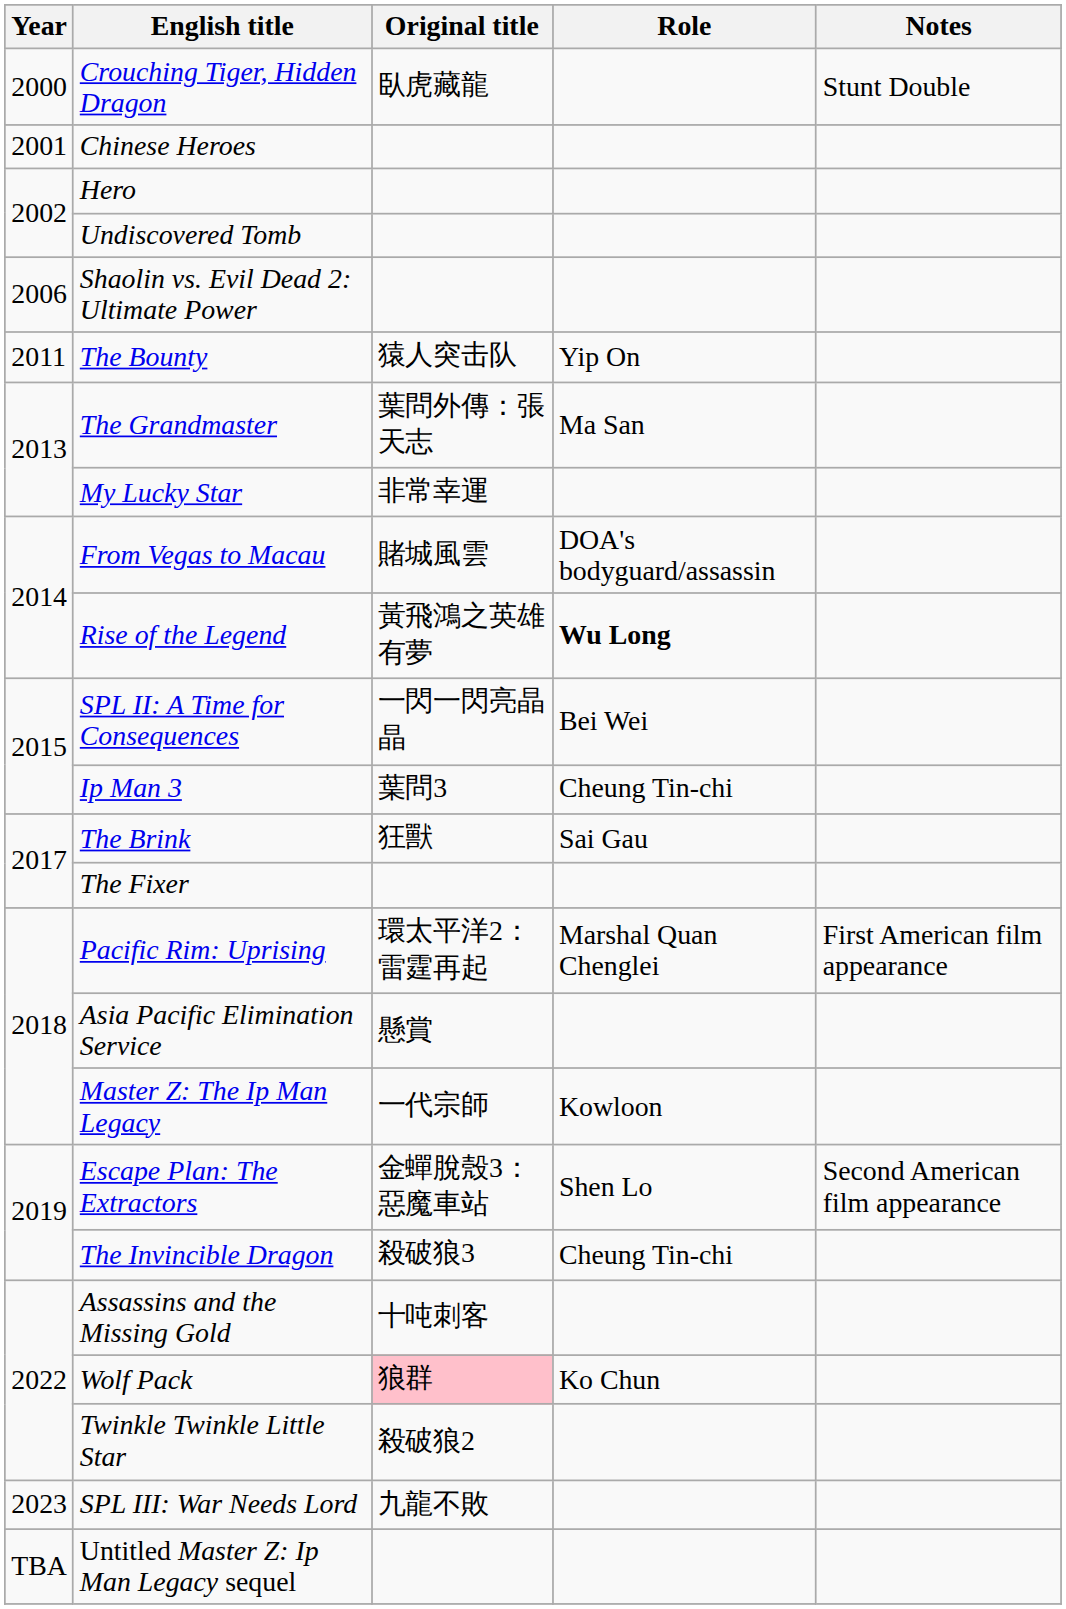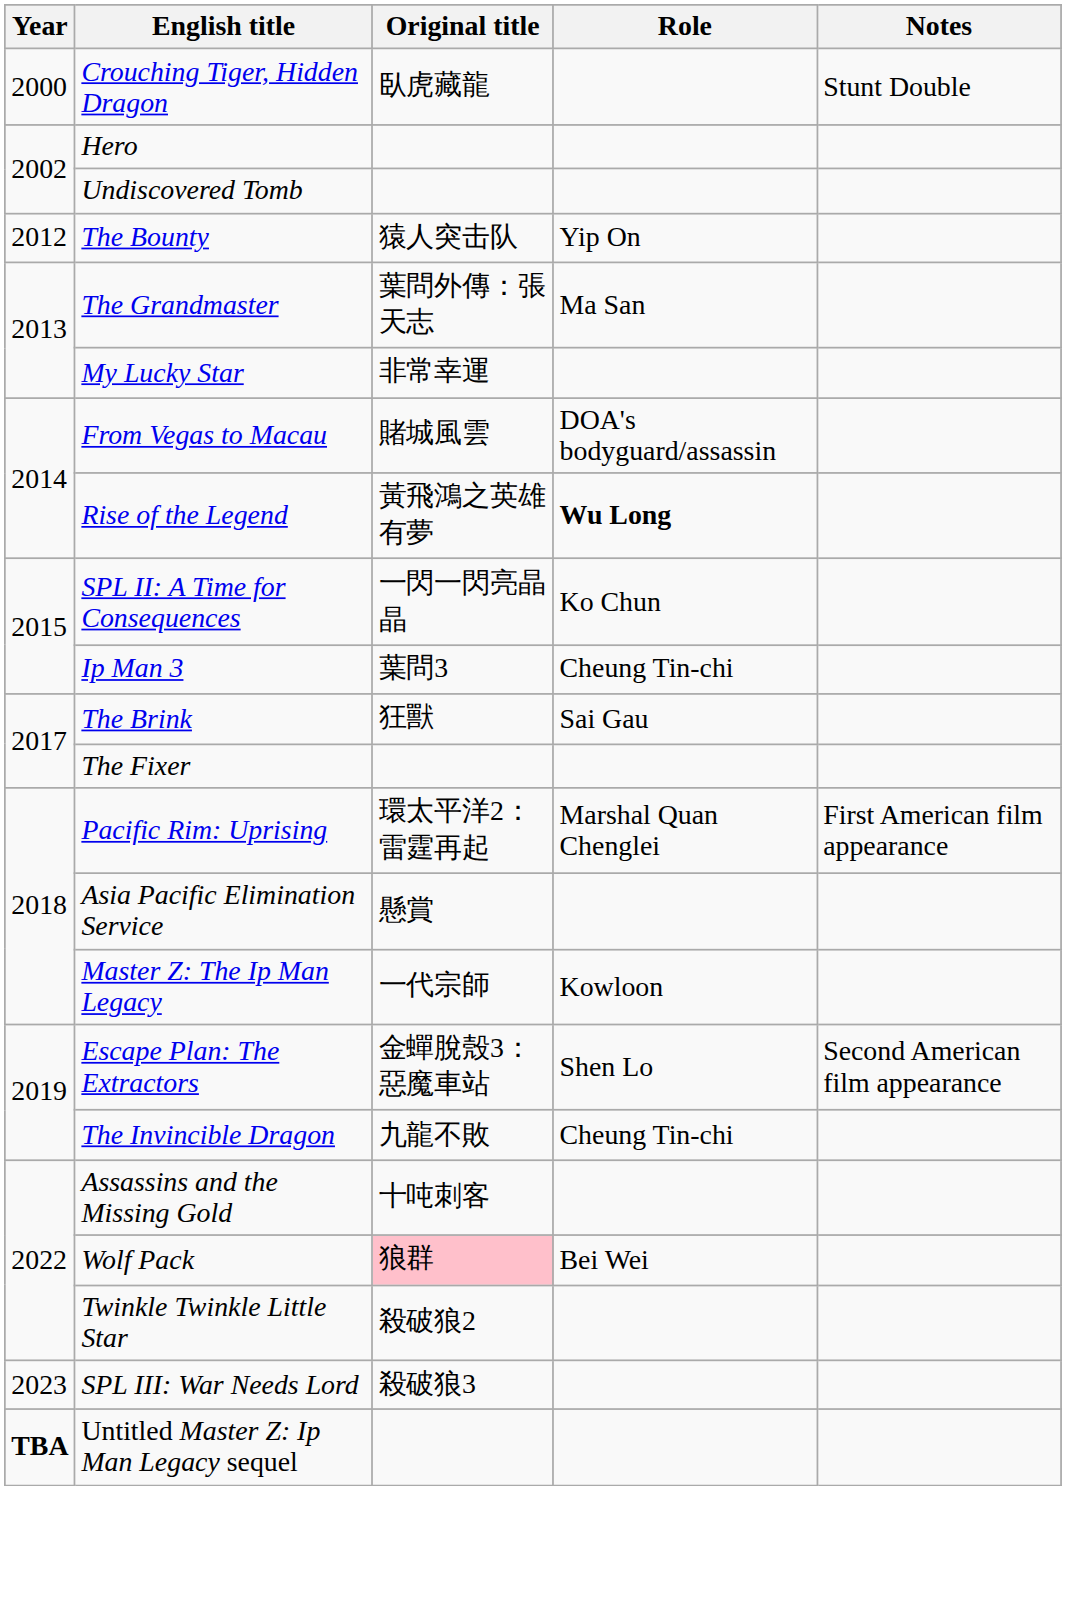- row: (168, 146)
- row: (215, 294)
(39, 356) 2011 -> (39, 237) 2012
(604, 721) Bei Wei -> (610, 601) Ko Chun
(426, 1253) 殺破狼3 -> (434, 1133) 九龍不敗
(610, 1379) Ko Chun -> (604, 1259) Bei Wei
(433, 1503) 九龍不敗 -> (427, 1383) 殺破狼3
(39, 1566) normal -> (40, 1446) bold
